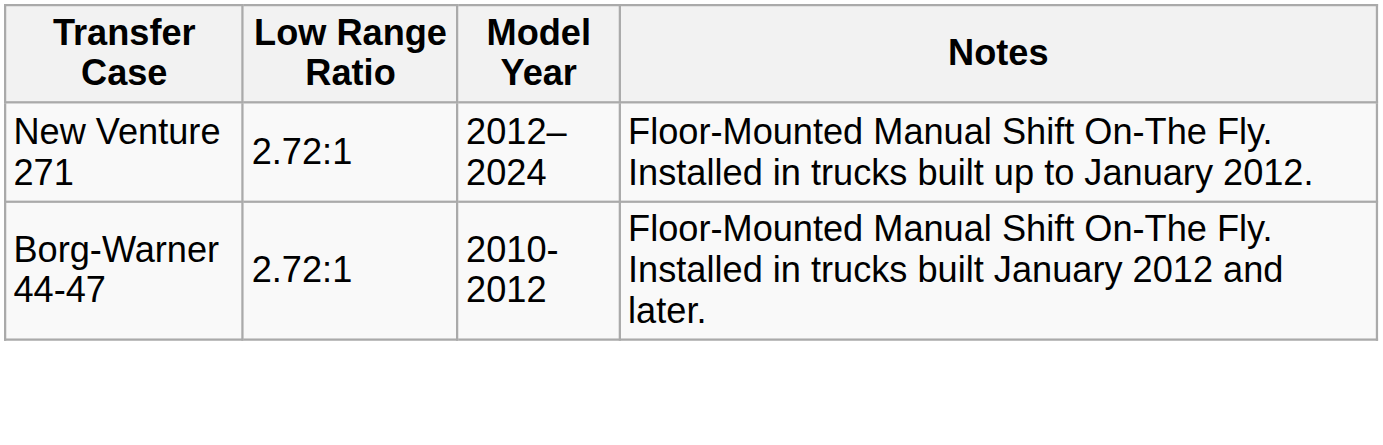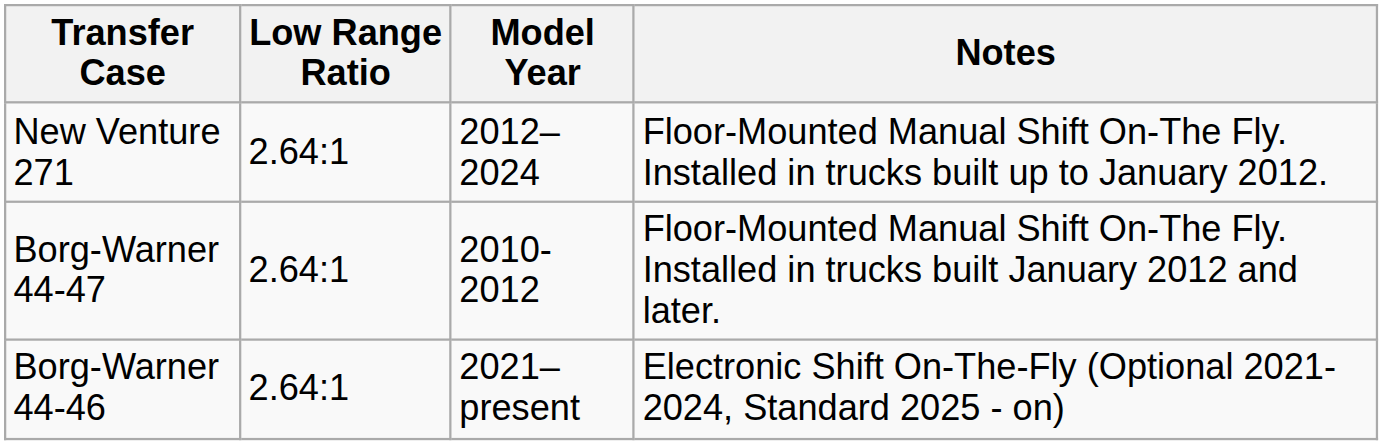(302, 151) 2.72:1 -> (299, 151) 2.64:1
(302, 269) 2.72:1 -> (299, 269) 2.64:1
+ row: (116, 388)
